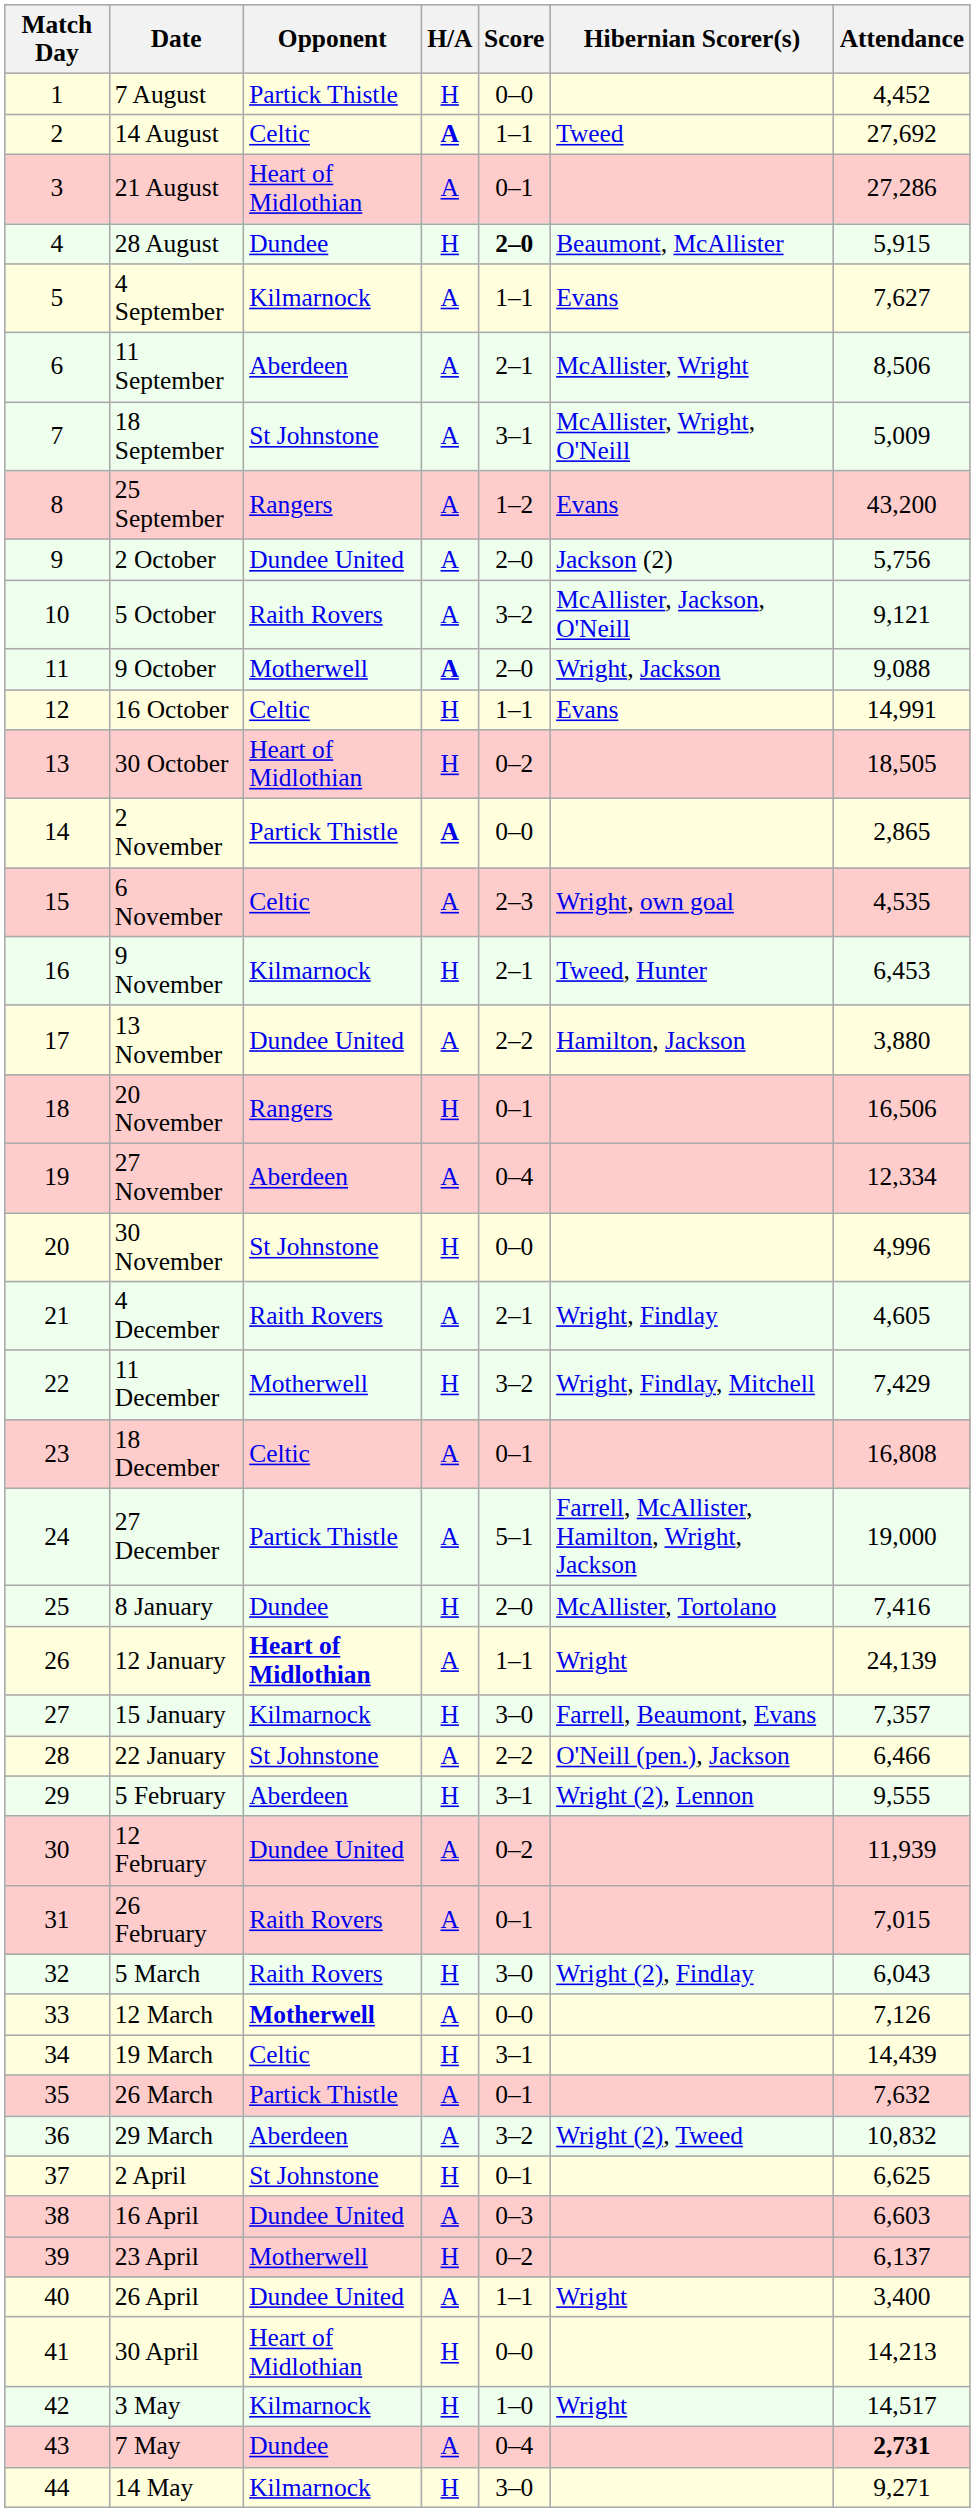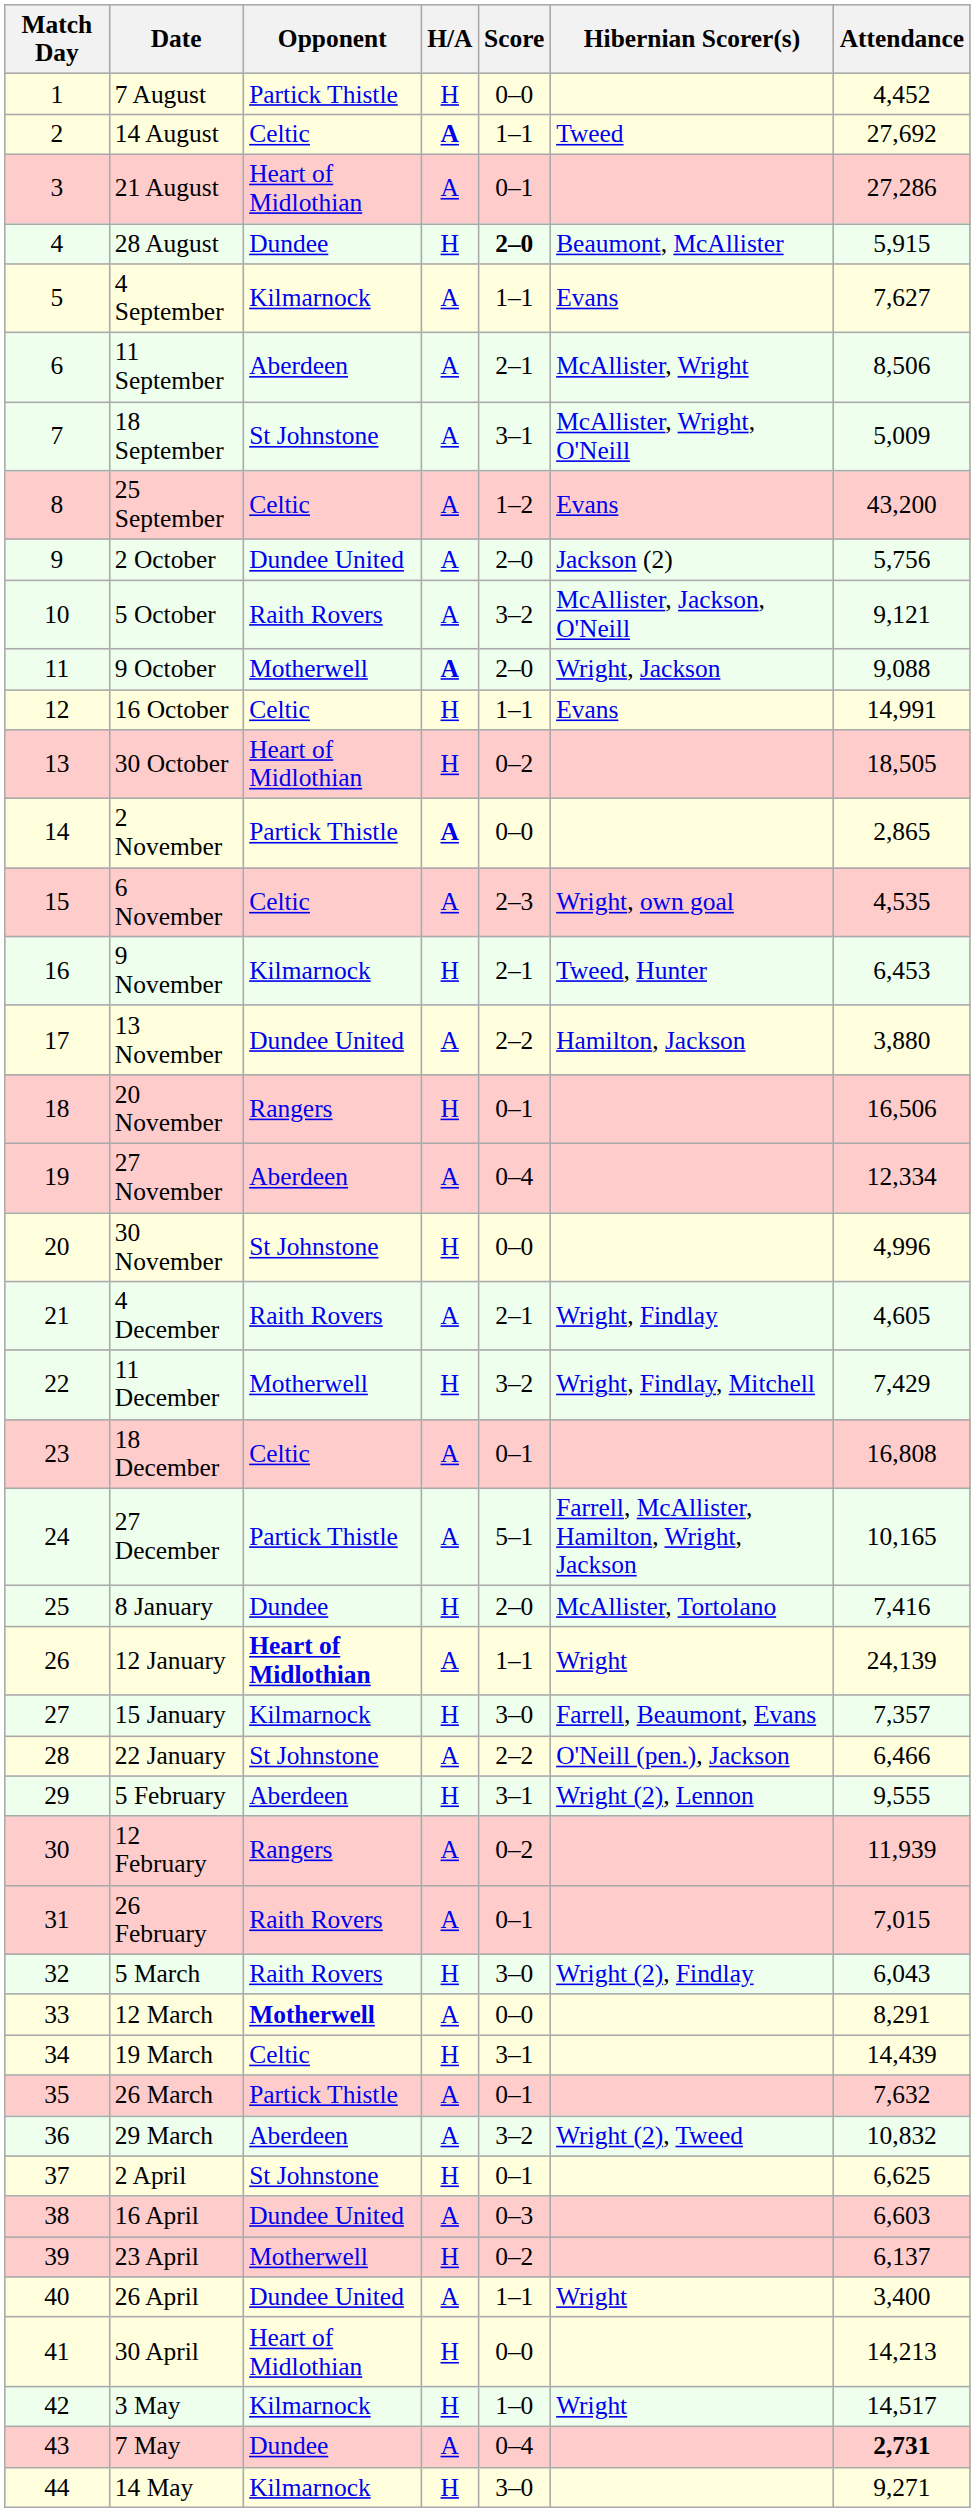(291, 504) Rangers -> (280, 504) Celtic
(902, 1536) 19,000 -> (902, 1536) 10,165
(327, 1850) Dundee United -> (291, 1850) Rangers
(902, 2014) 7,126 -> (902, 2014) 8,291
